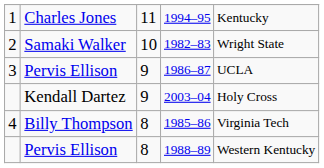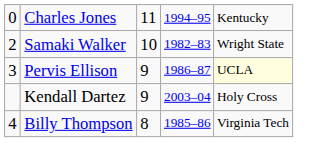(13, 17) 1 -> (13, 17) 0
(235, 70) no background -> (235, 70) lightyellow background
- row: (187, 149)
